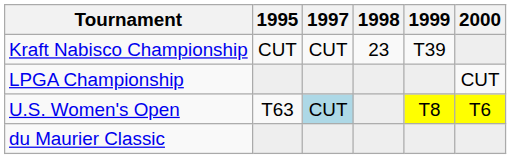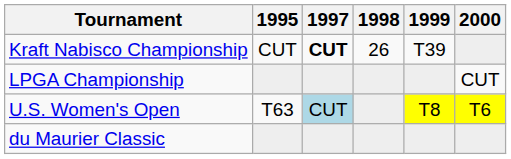(328, 50) normal -> (328, 50) bold
(379, 50) 23 -> (379, 50) 26
